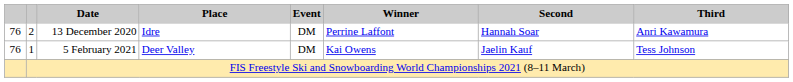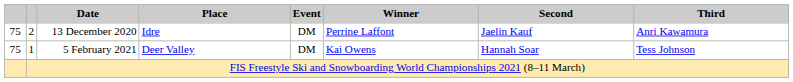(15, 31) 76 -> (15, 31) 75
(510, 31) Hannah Soar -> (507, 31) Jaelin Kauf
(15, 49) 76 -> (15, 49) 75
(507, 49) Jaelin Kauf -> (510, 49) Hannah Soar
